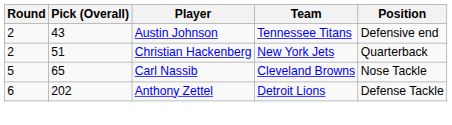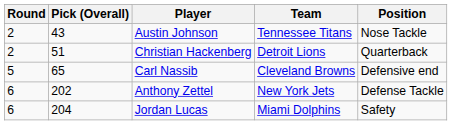(400, 33) Defensive end -> (394, 33) Nose Tackle
(296, 52) New York Jets -> (291, 52) Detroit Lions
(394, 71) Nose Tackle -> (400, 71) Defensive end
(291, 91) Detroit Lions -> (296, 91) New York Jets
+ row: (171, 110)
